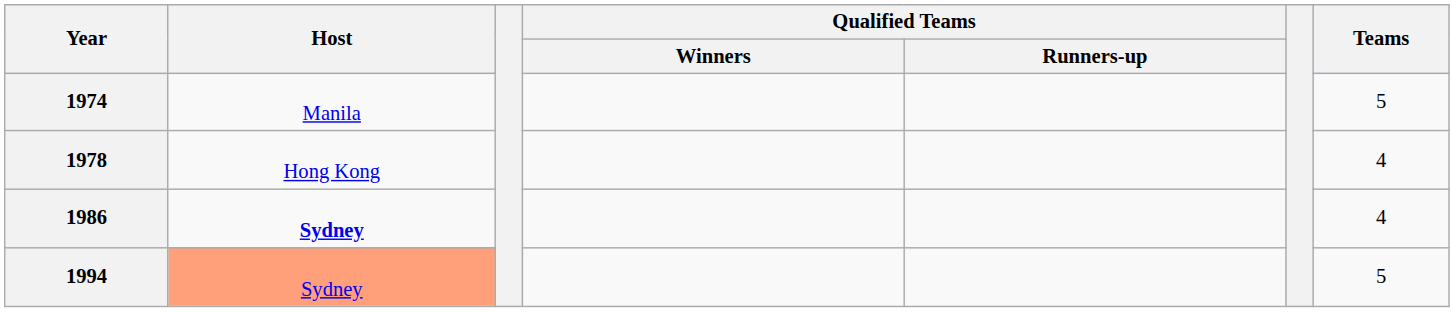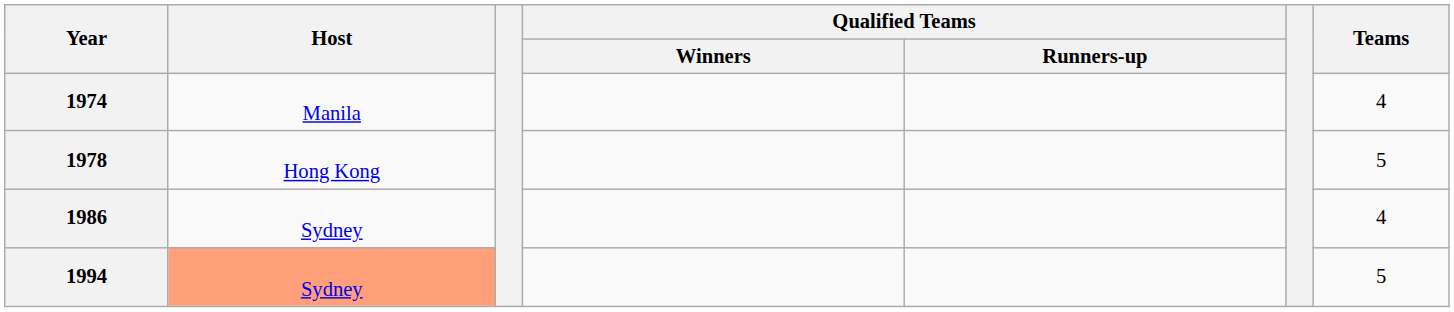(1381, 101) 5 -> (1381, 101) 4
(1381, 160) 4 -> (1381, 160) 5
(332, 230) bold -> (332, 230) normal
